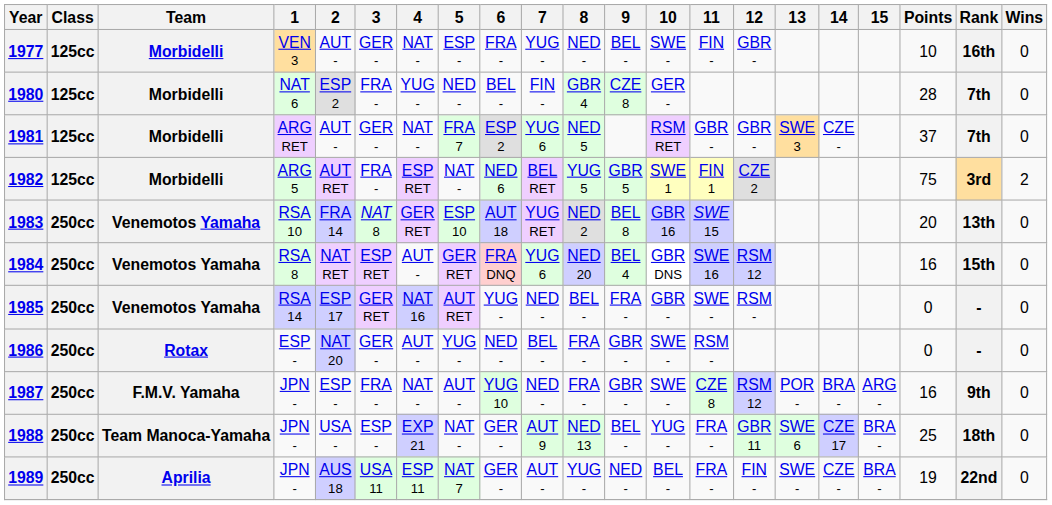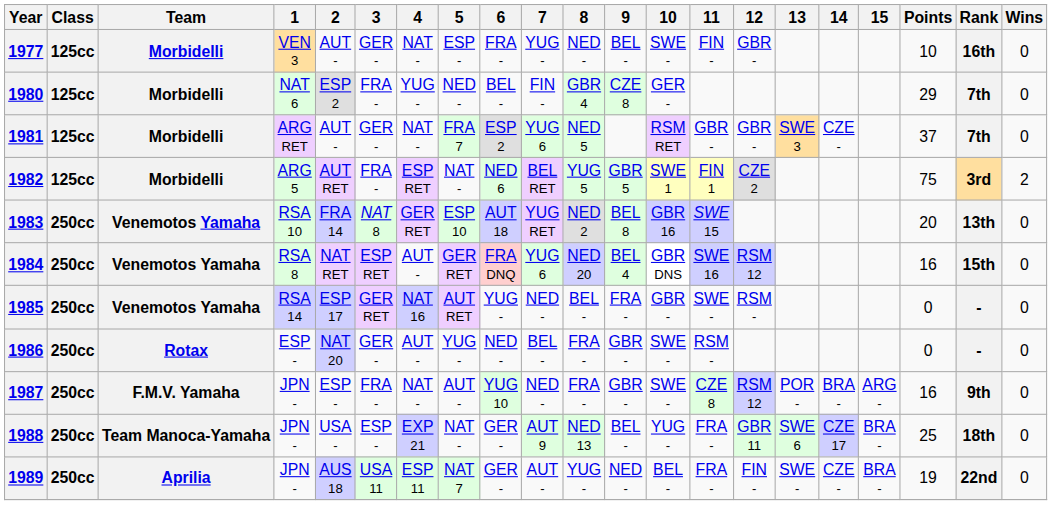(928, 94) 28 -> (928, 94) 29
